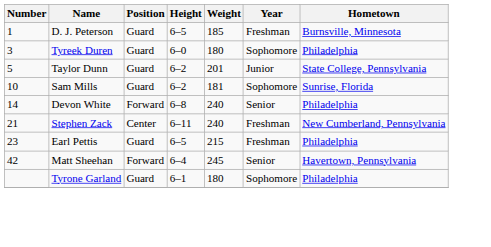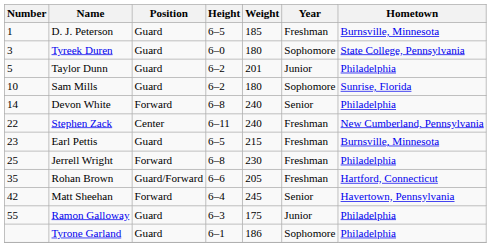(330, 50) Philadelphia -> (403, 50) State College, Pennsylvania
(364, 68) State College, Pennsylvania -> (368, 68) Philadelphia
(215, 87) 181 -> (254, 87) 180
(12, 123) 21 -> (12, 123) 22
(330, 141) Philadelphia -> (390, 141) Burnsville, Minnesota
+ row: (82, 160)
+ row: (82, 178)
+ row: (90, 215)
(215, 178) 180 -> (254, 233) 186
